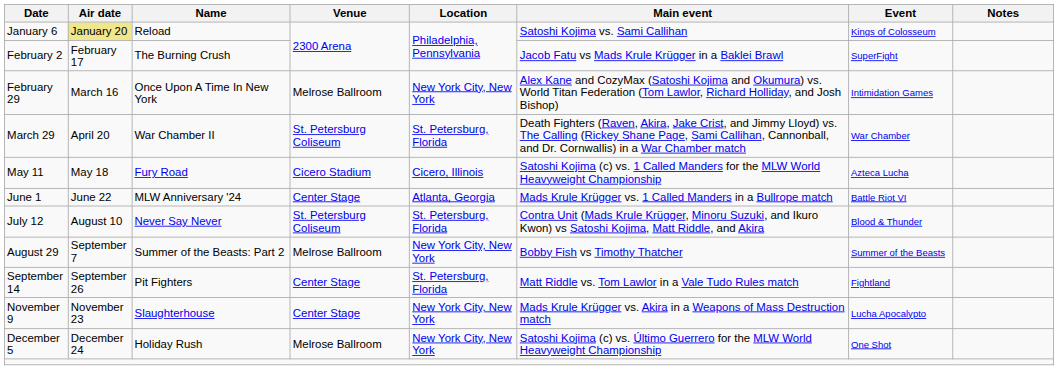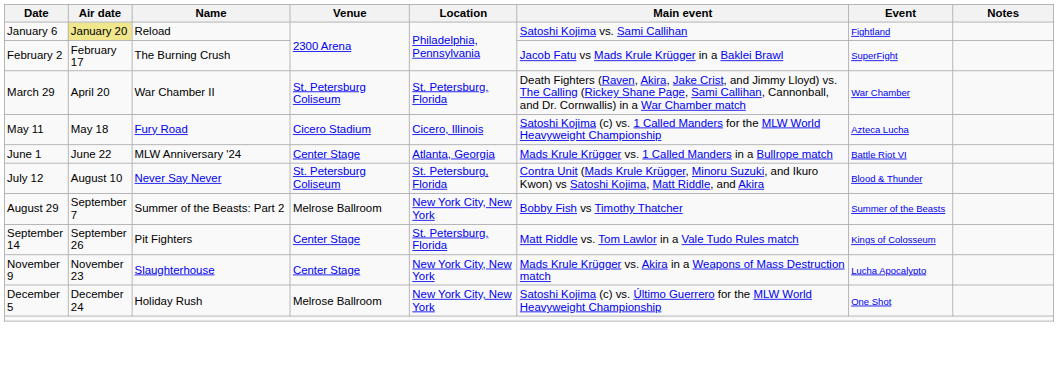(893, 31) Kings of Colosseum -> (871, 31) Fightland
- row: (30, 92)
(871, 283) Fightland -> (893, 239) Kings of Colosseum
